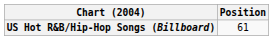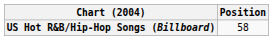(243, 28) 61 -> (243, 28) 58
